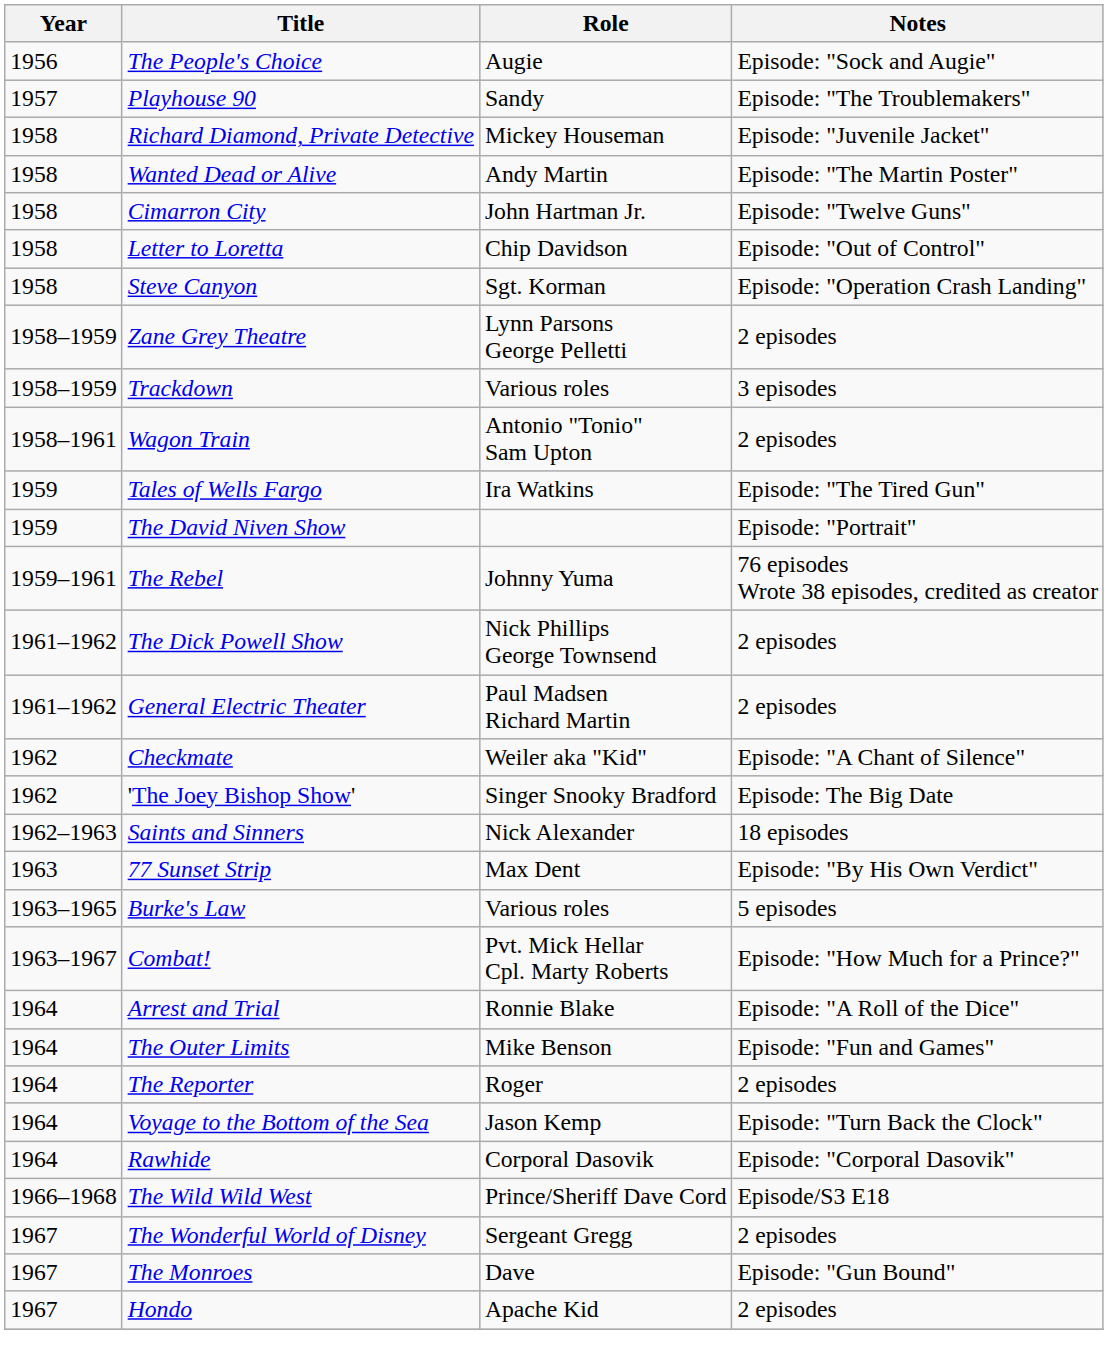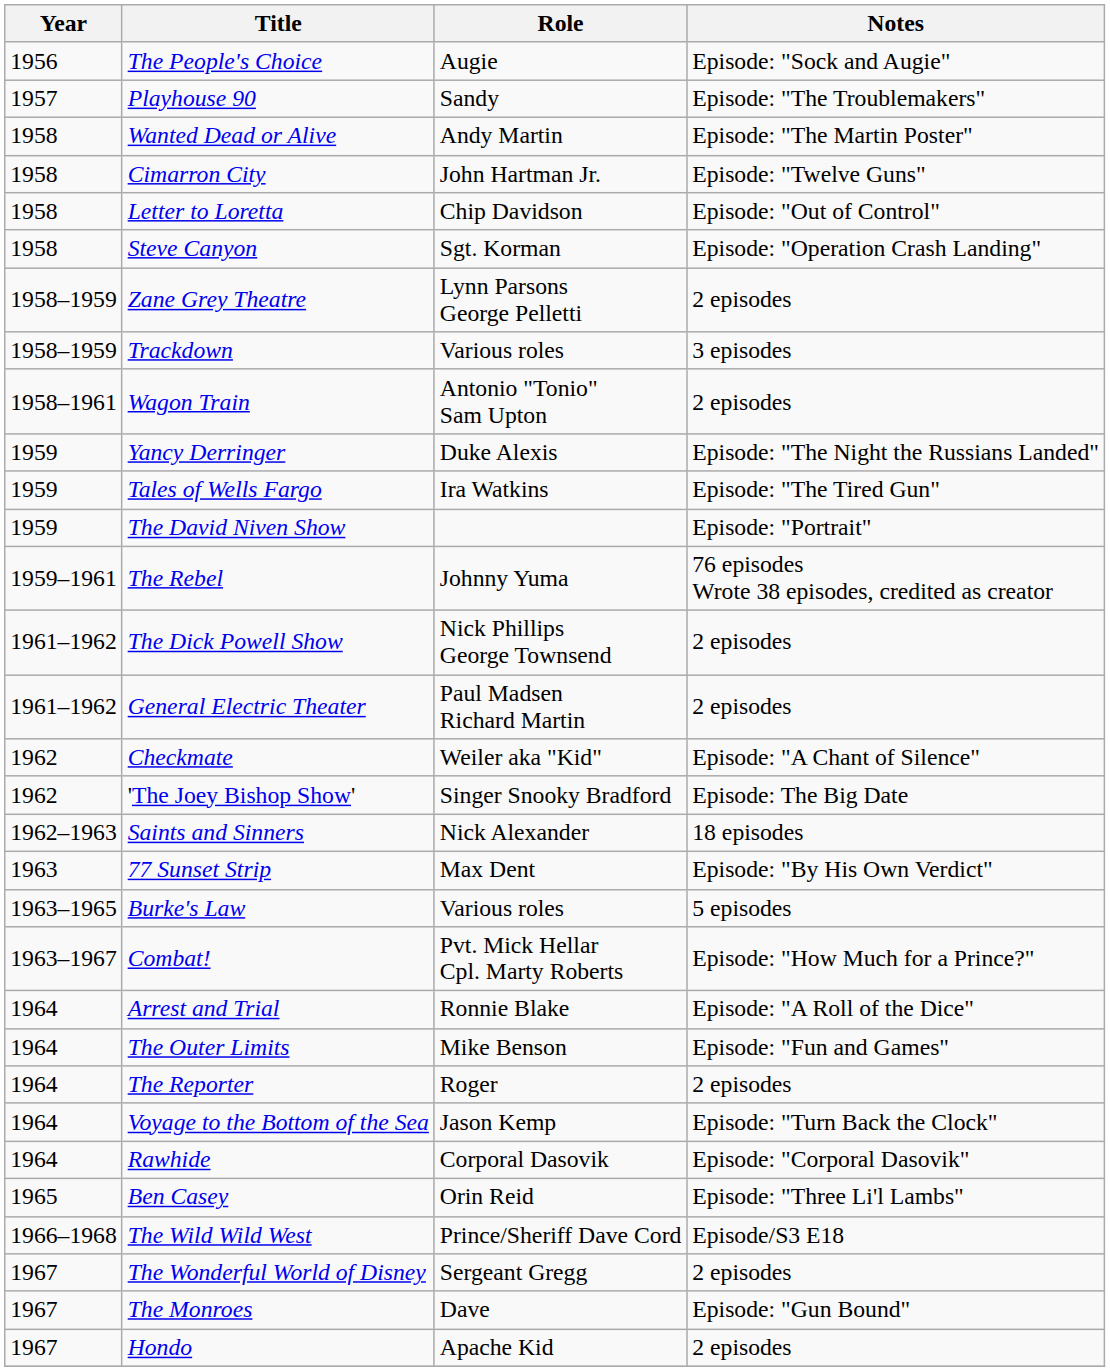- row: (301, 135)
+ row: (206, 452)
+ row: (178, 1197)
